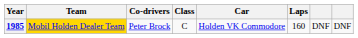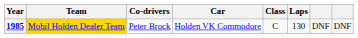columns swapped: (242, 12) <-> (184, 12)
(299, 26) 160 -> (299, 26) 130
